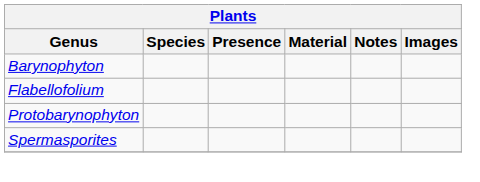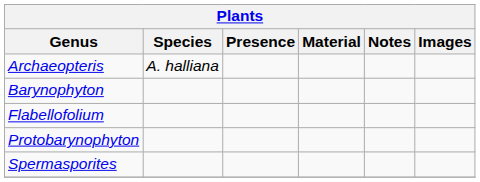+ row: (56, 66)
